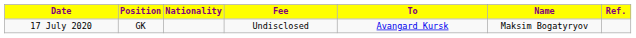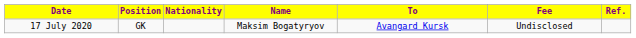columns swapped: (544, 11) <-> (281, 11)
